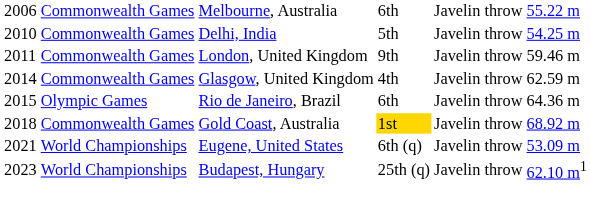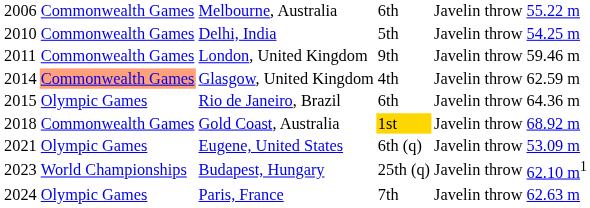(118, 78) no background -> (118, 78) lightsalmon background
(114, 145) World Championships -> (94, 145) Olympic Games
+ row: (241, 195)
